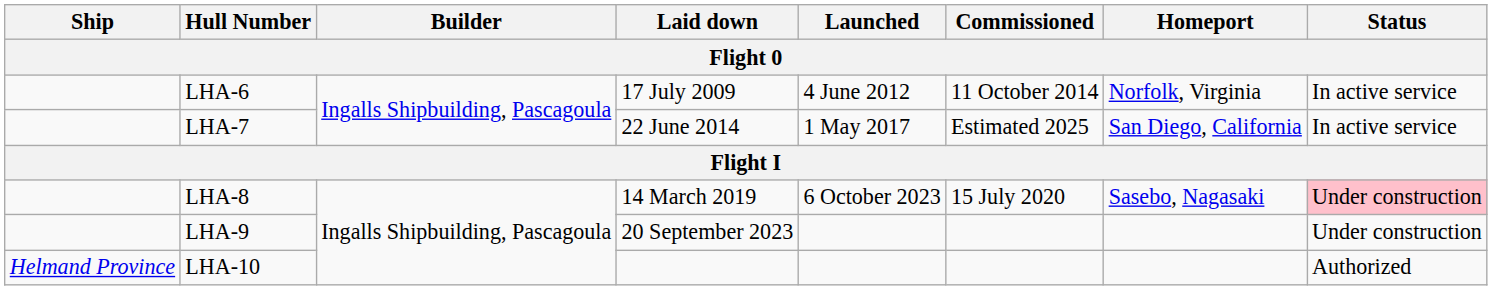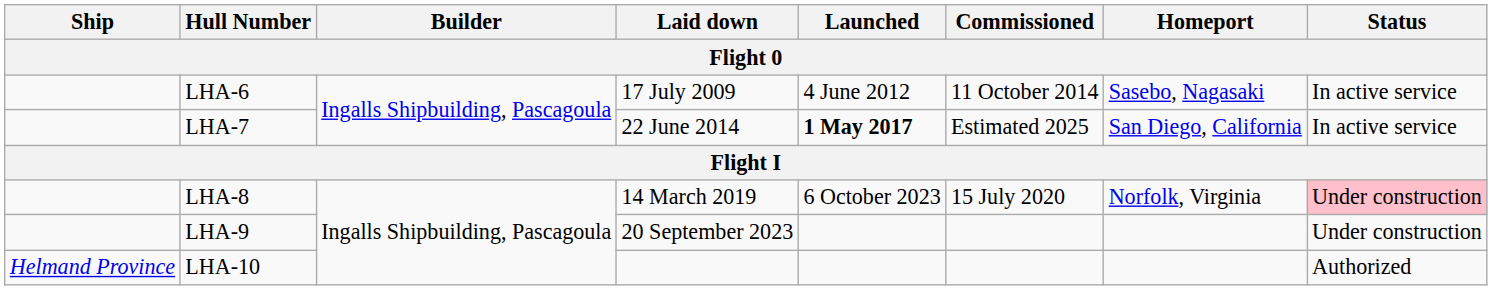(1185, 92) Norfolk, Virginia -> (1187, 92) Sasebo, Nagasaki
(857, 127) normal -> (858, 127) bold
(1187, 197) Sasebo, Nagasaki -> (1185, 197) Norfolk, Virginia
